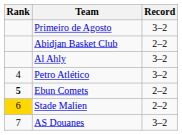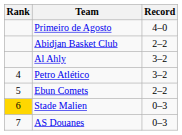(160, 28) 3–2 -> (160, 28) 4–0
(18, 91) bold -> (18, 91) normal
(160, 106) 2–2 -> (160, 106) 0–3
(160, 122) 3–2 -> (160, 122) 0–3
